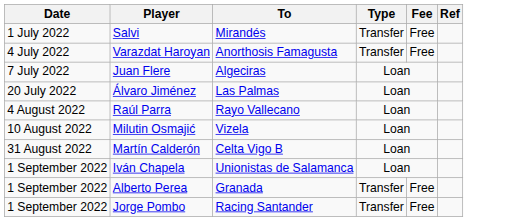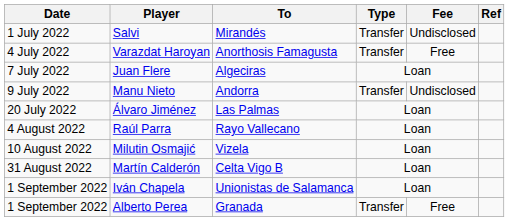(422, 33) Free -> (443, 33) Undisclosed
+ row: (144, 91)
- row: (149, 206)
